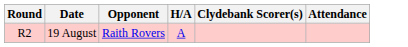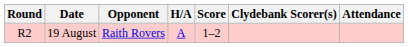+ column: (212, 14)
